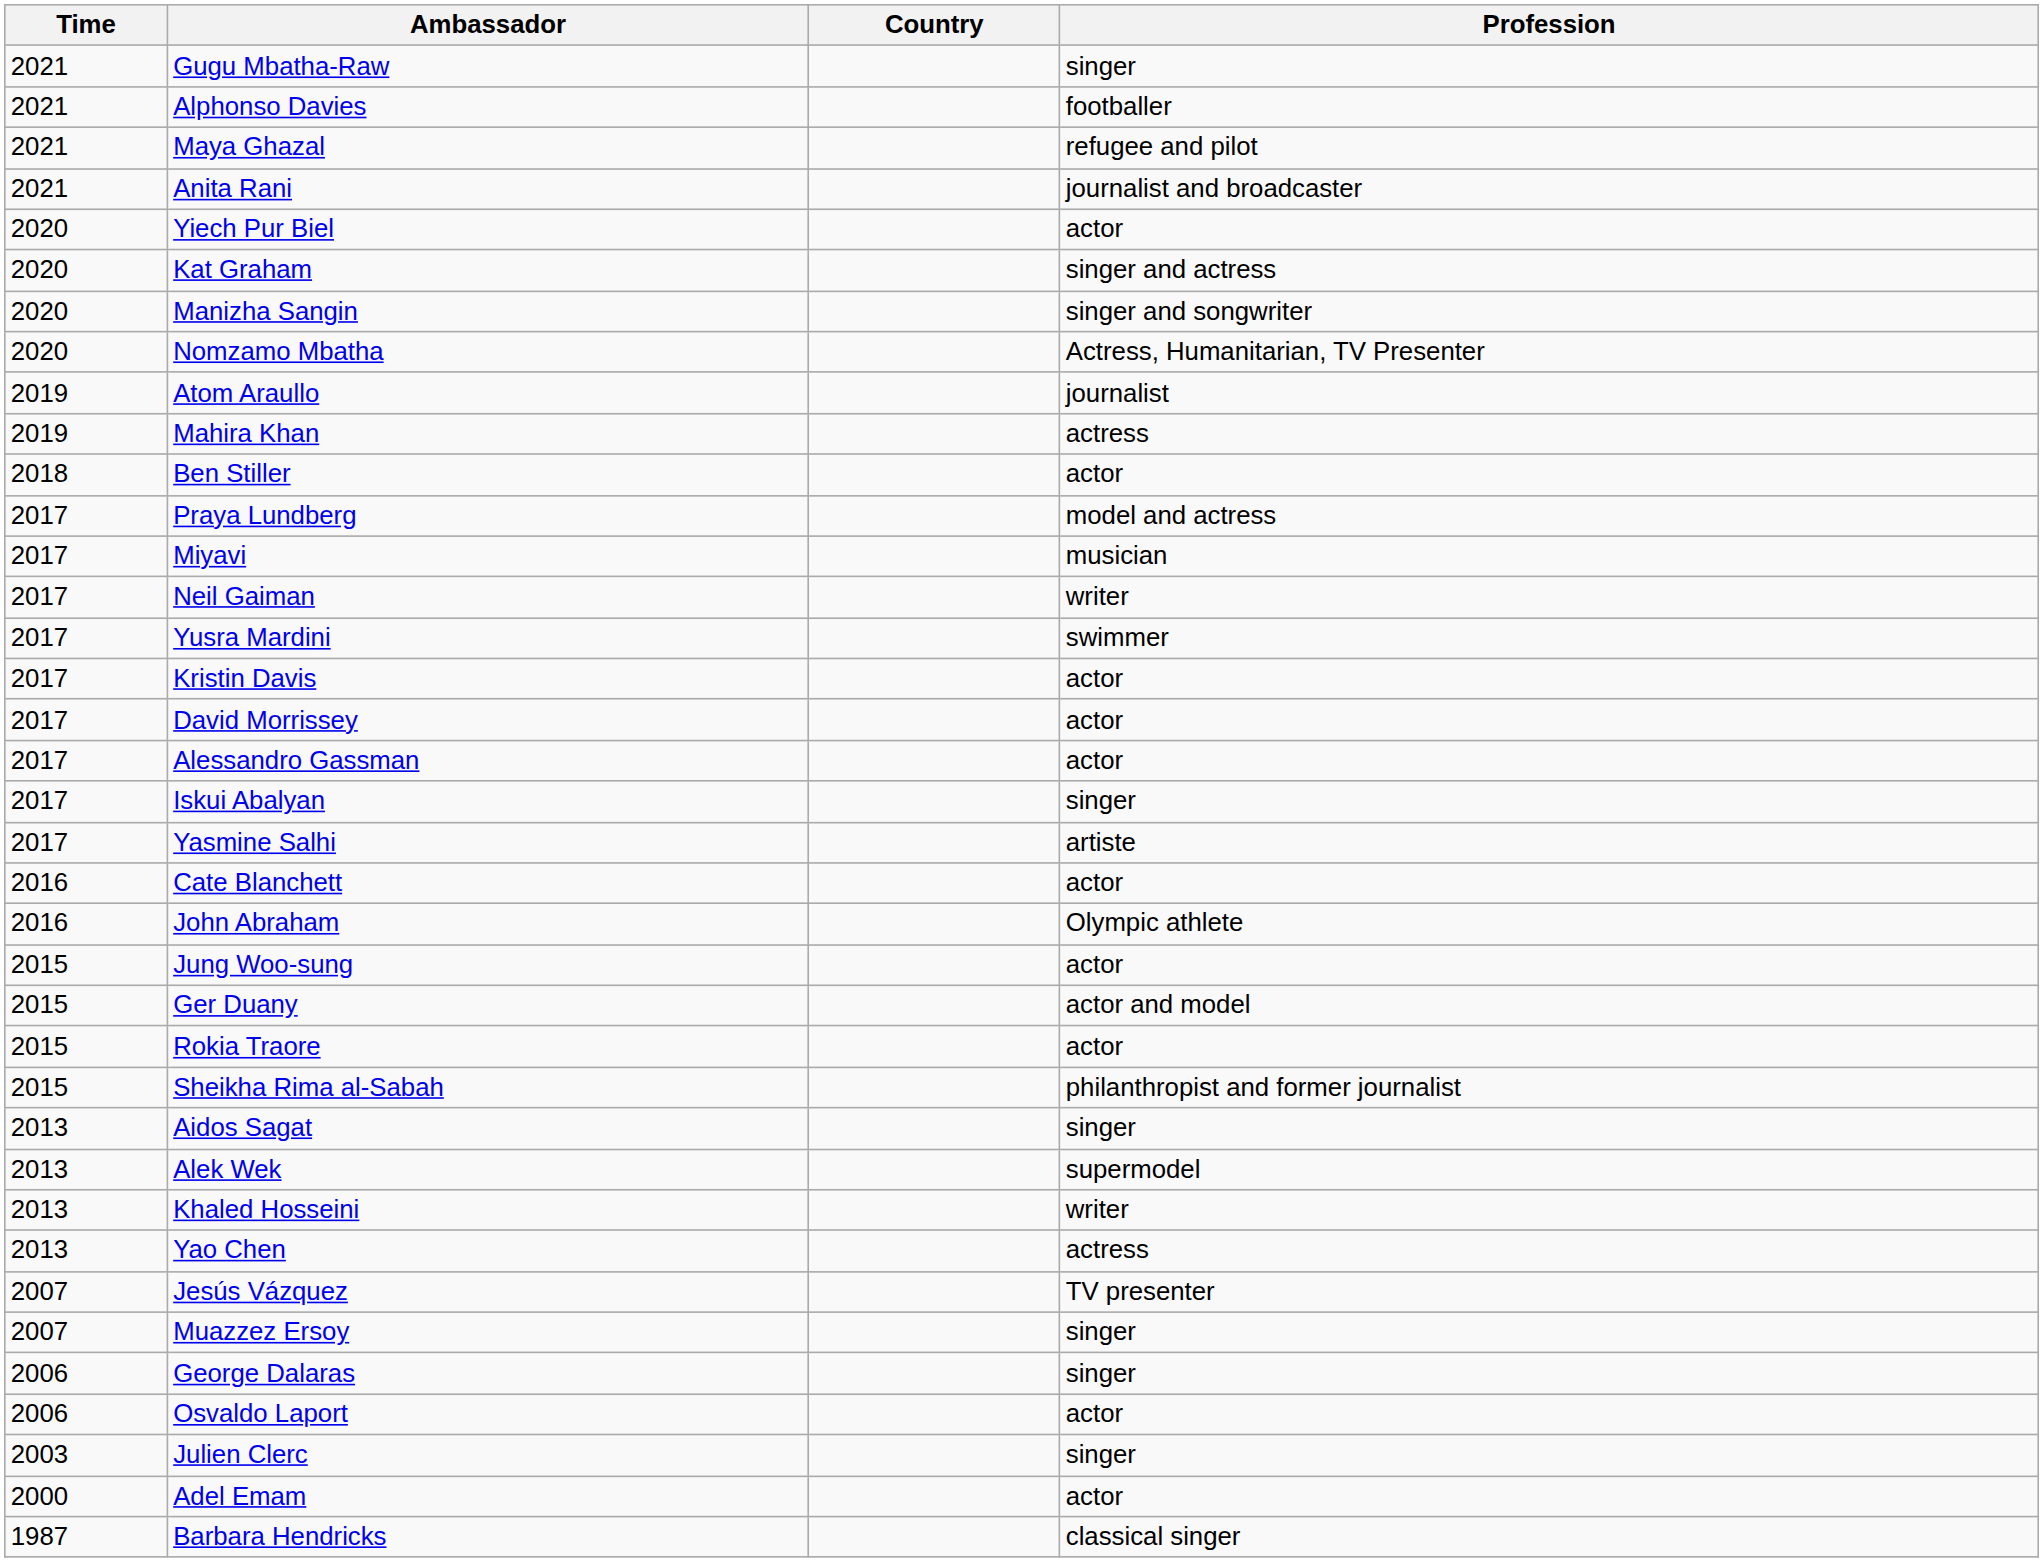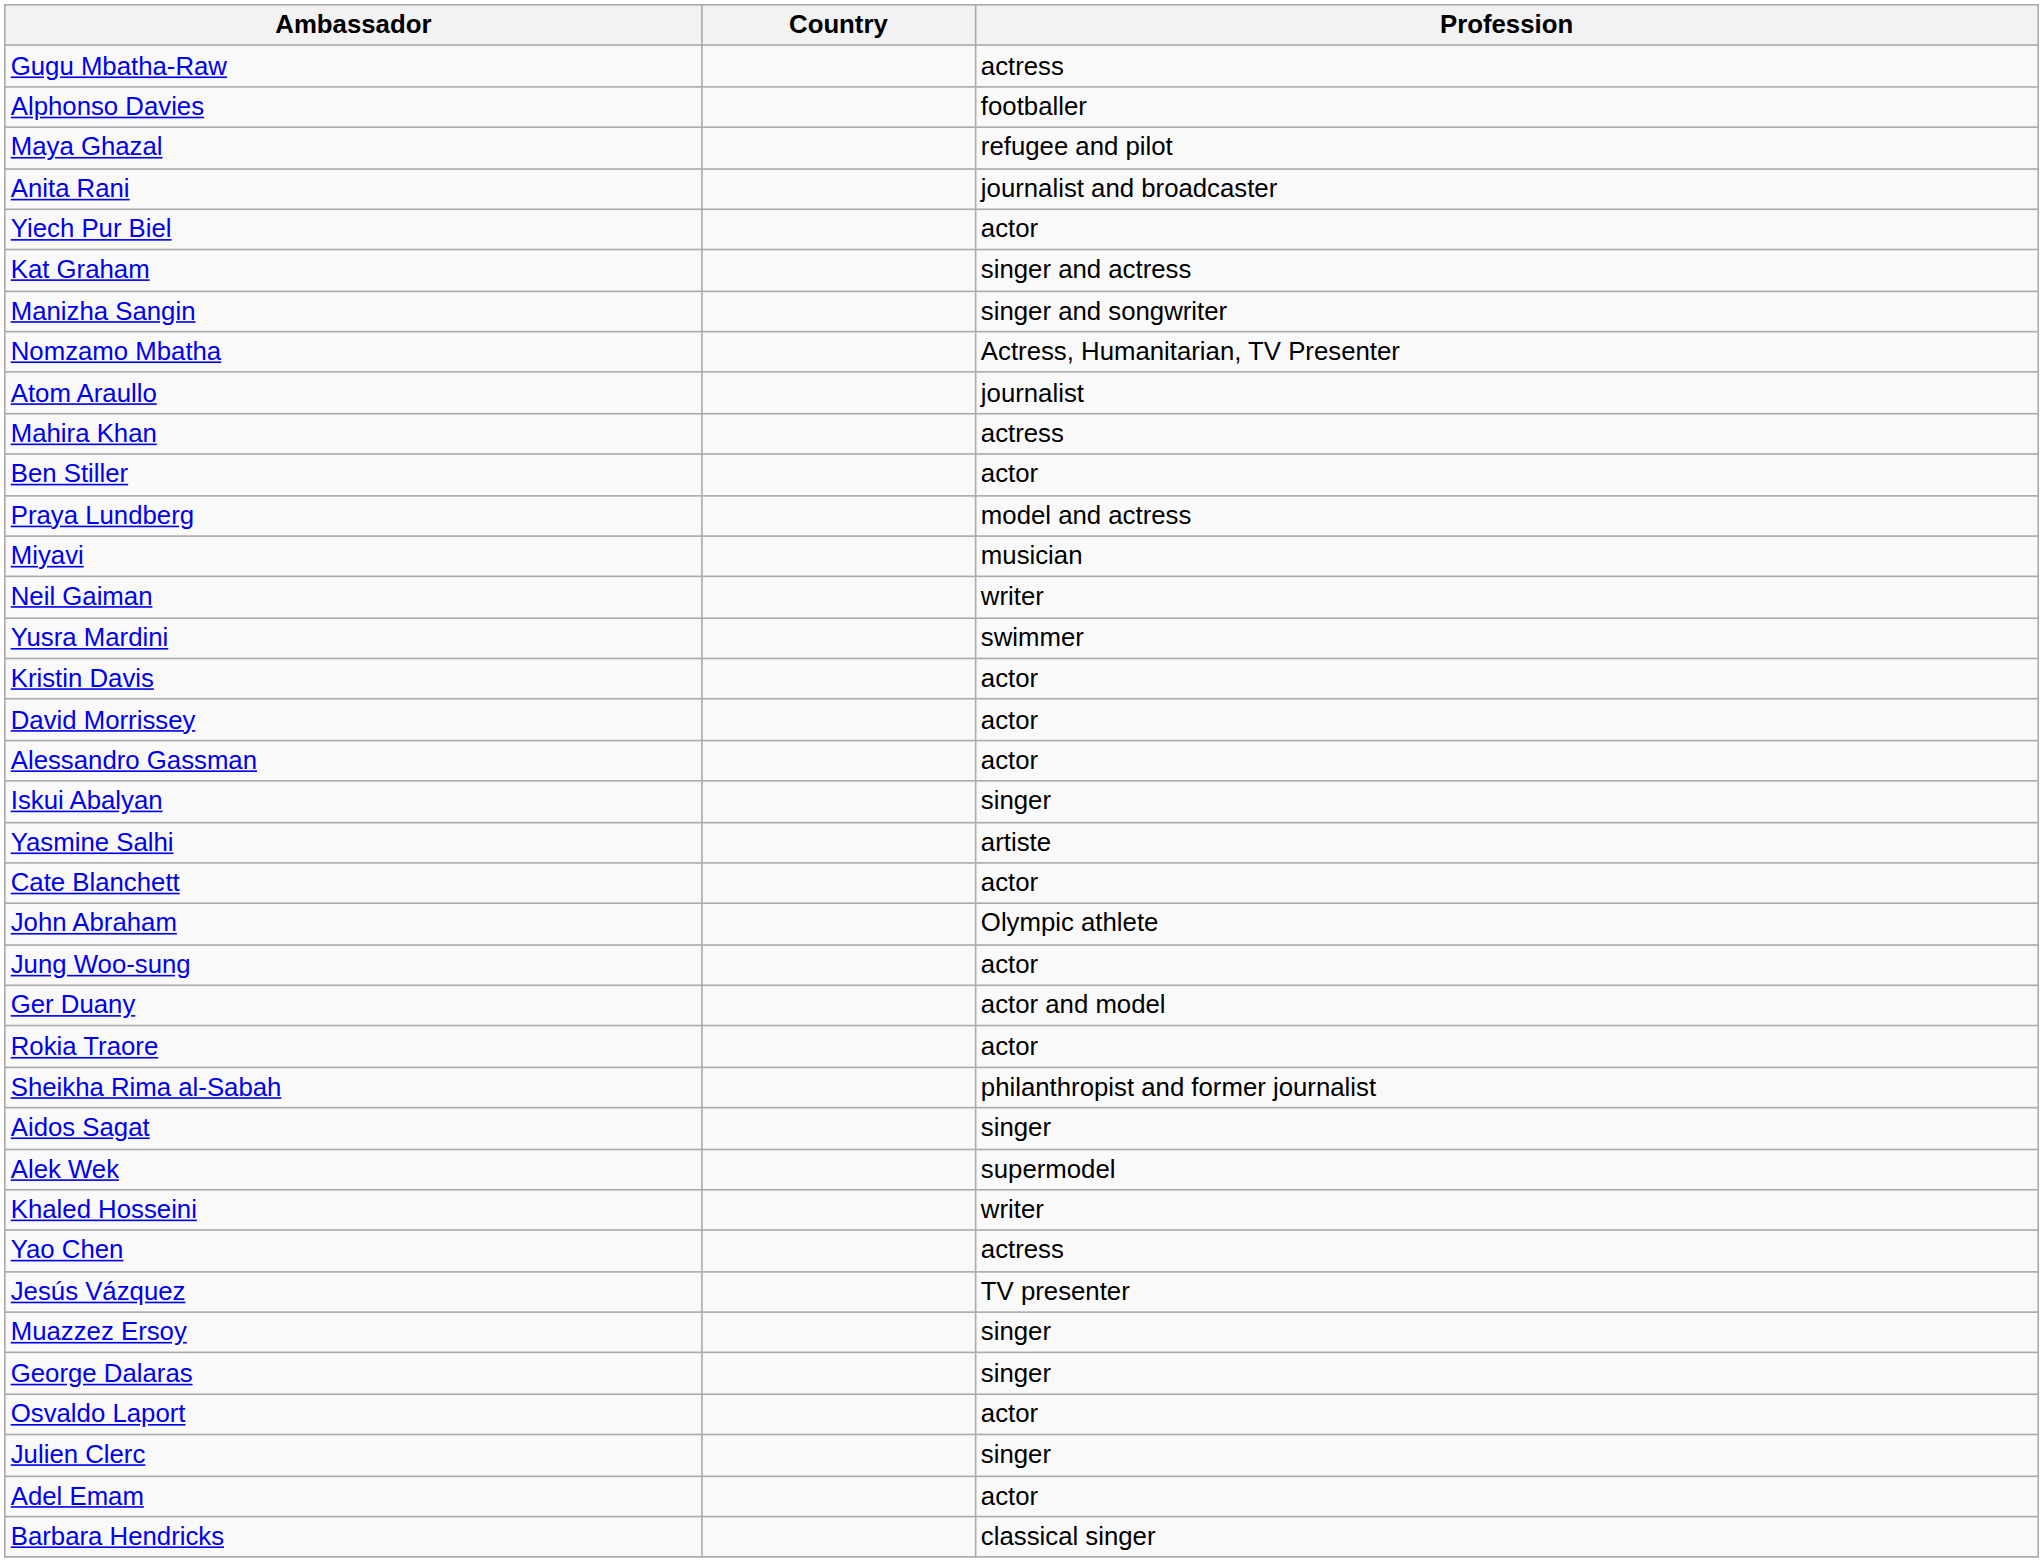- column: (86, 24)
(1101, 65) singer -> (1022, 65) actress
